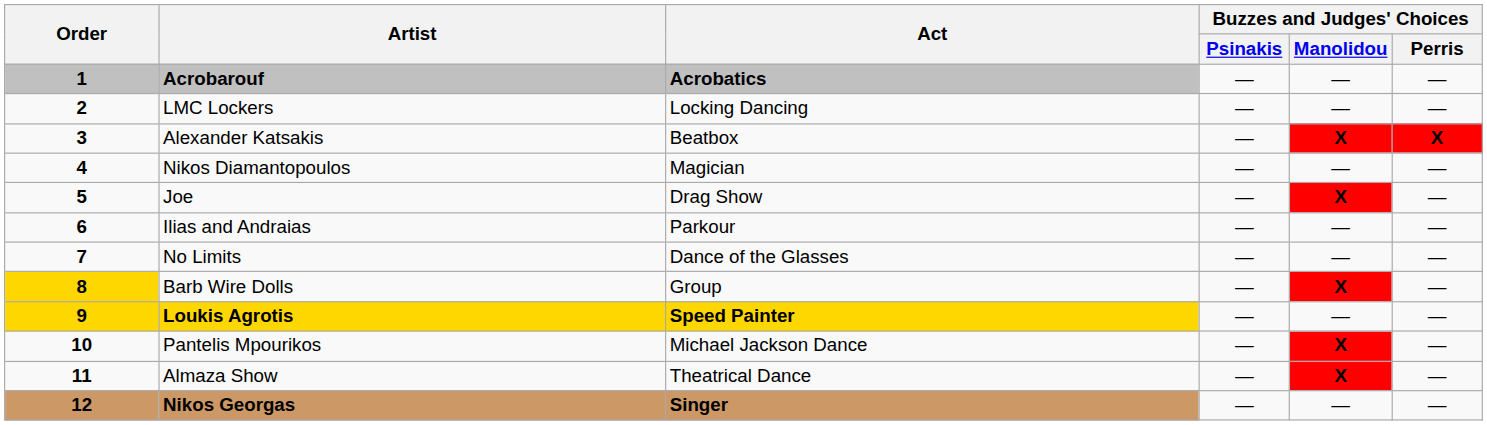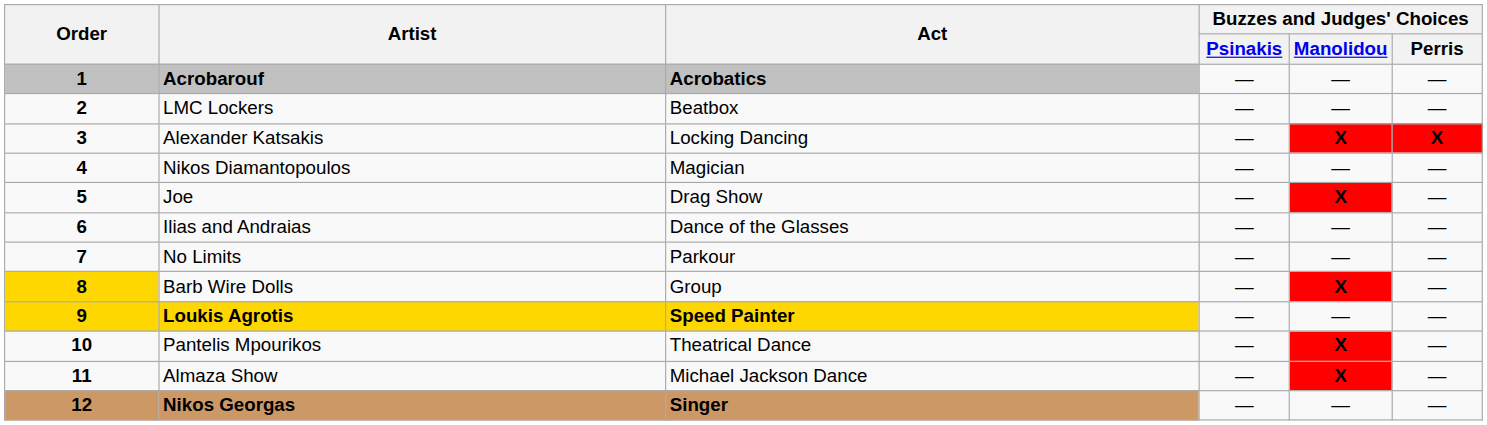(739, 108) Locking Dancing -> (704, 108) Beatbox
(704, 138) Beatbox -> (739, 138) Locking Dancing
(703, 227) Parkour -> (759, 227) Dance of the Glasses
(759, 256) Dance of the Glasses -> (703, 256) Parkour
(769, 345) Michael Jackson Dance -> (740, 345) Theatrical Dance
(740, 375) Theatrical Dance -> (769, 375) Michael Jackson Dance
